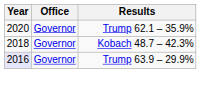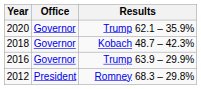(18, 60) lavender background -> (18, 60) no background
+ row: (144, 76)
